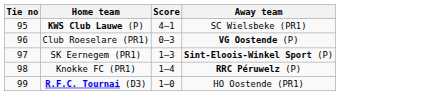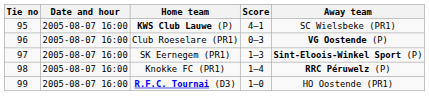+ column: (85, 12)
